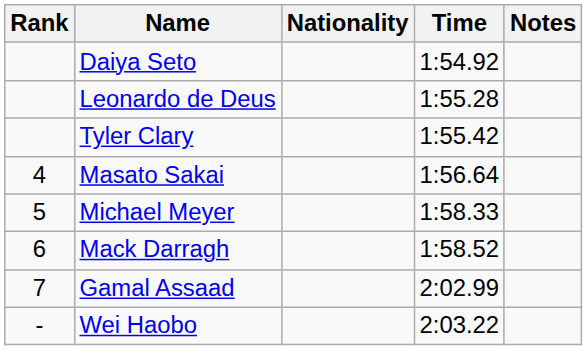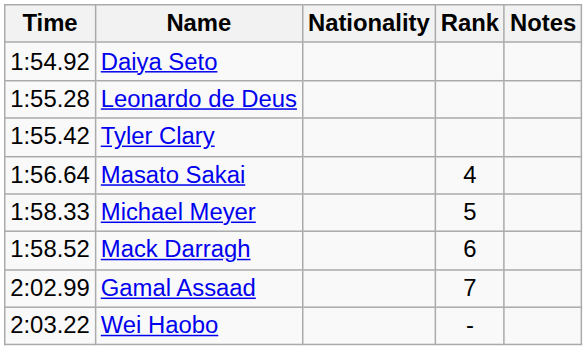columns swapped: (39, 23) <-> (459, 23)
